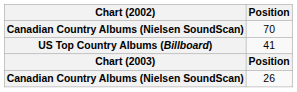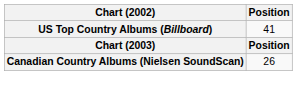- row: (269, 29)
